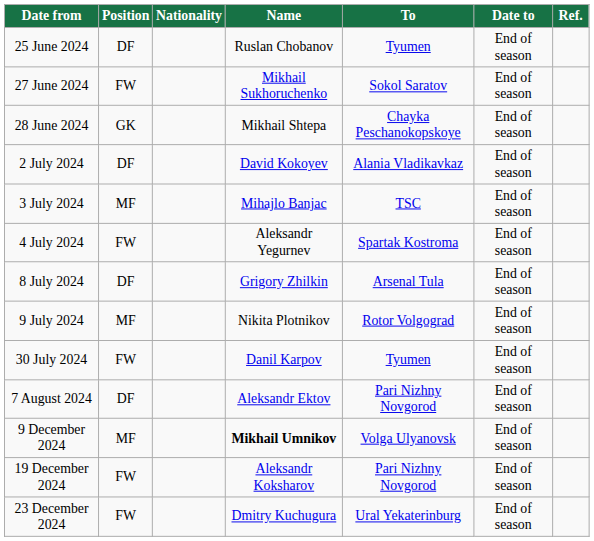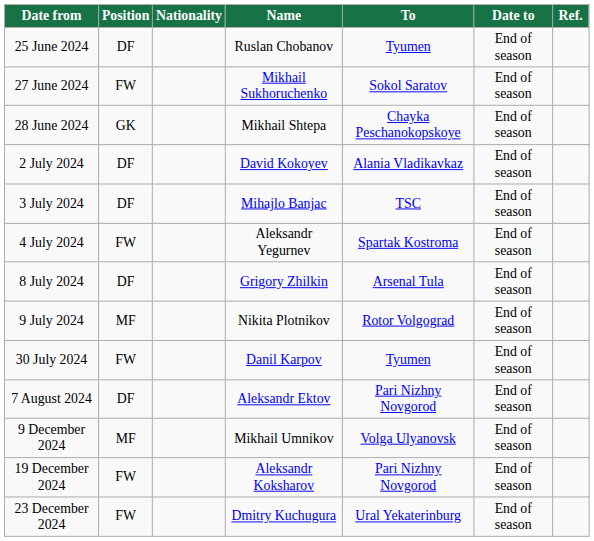(126, 203) MF -> (126, 203) DF
(284, 438) bold -> (284, 438) normal
